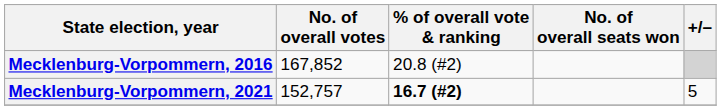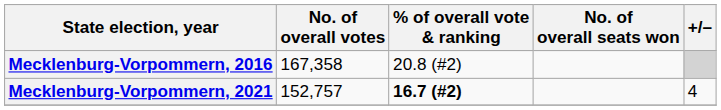(311, 64) 167,852 -> (311, 64) 167,358
(692, 91) 5 -> (692, 91) 4
